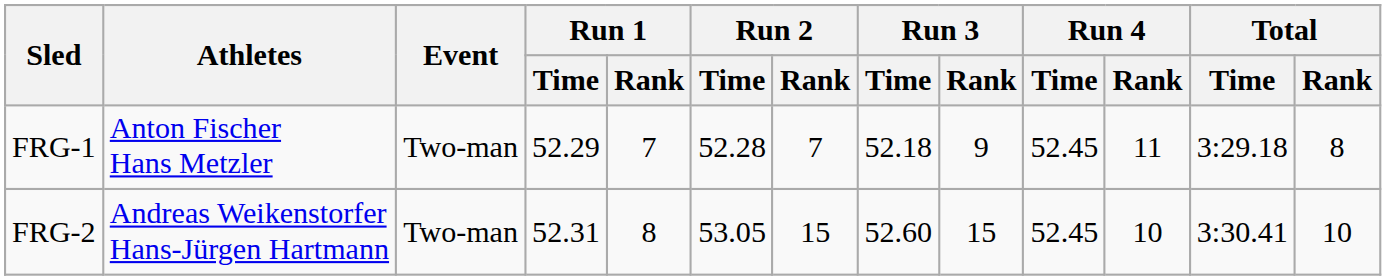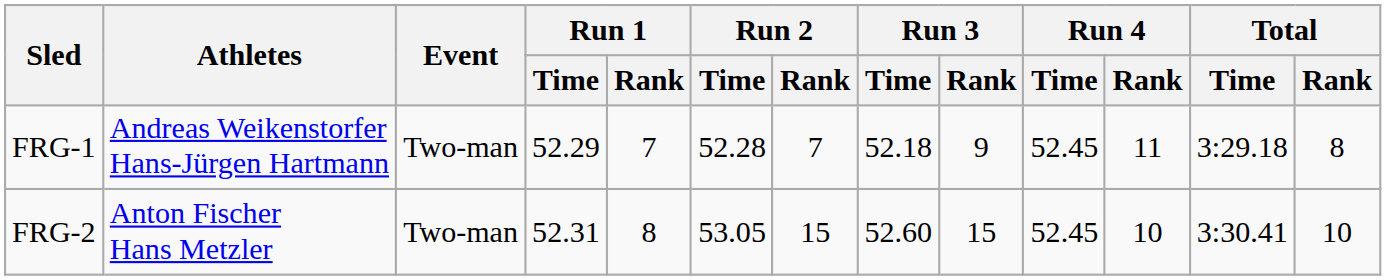(195, 146) Anton Fischer Hans Metzler -> (249, 146) Andreas Weikenstorfer Hans-Jürgen Hartmann
(249, 231) Andreas Weikenstorfer Hans-Jürgen Hartmann -> (195, 231) Anton Fischer Hans Metzler
